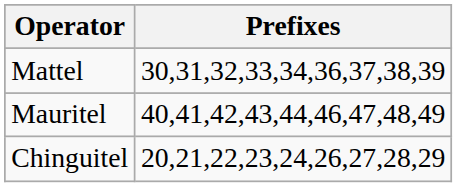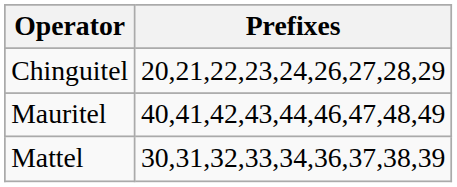rows swapped: (70, 158) <-> (47, 70)
